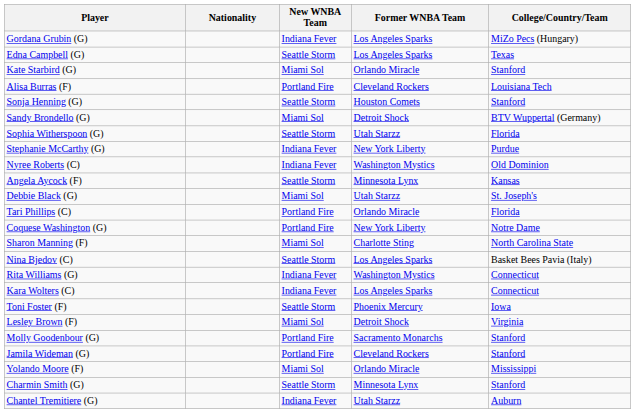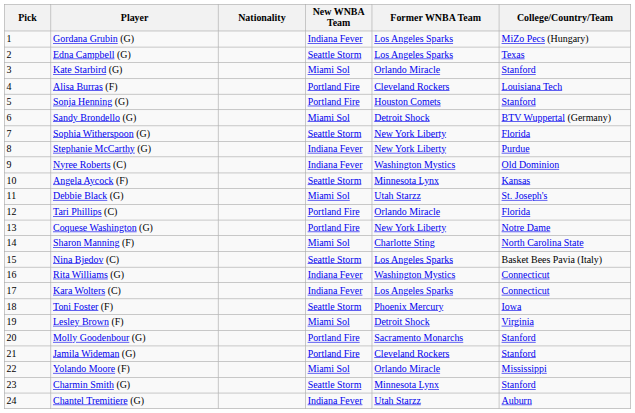+ column: (28, 17)
(308, 102) Seattle Storm -> (334, 102) Portland Fire
(377, 133) Utah Starzz -> (410, 133) New York Liberty
